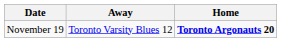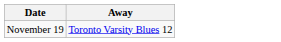- column: (226, 12)
